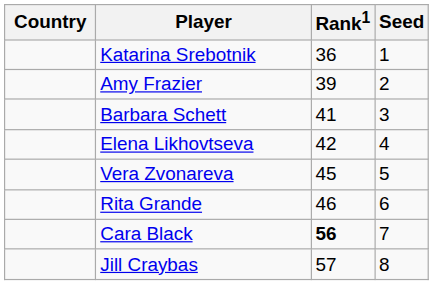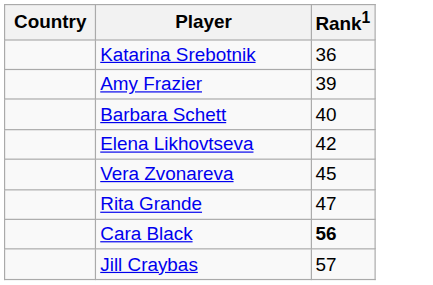- column: (402, 22)
(326, 114) 41 -> (326, 114) 40
(326, 204) 46 -> (326, 204) 47
